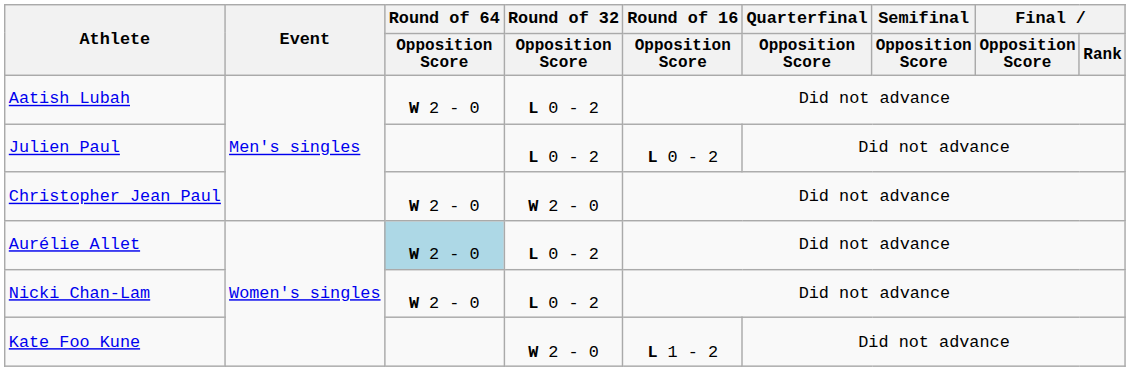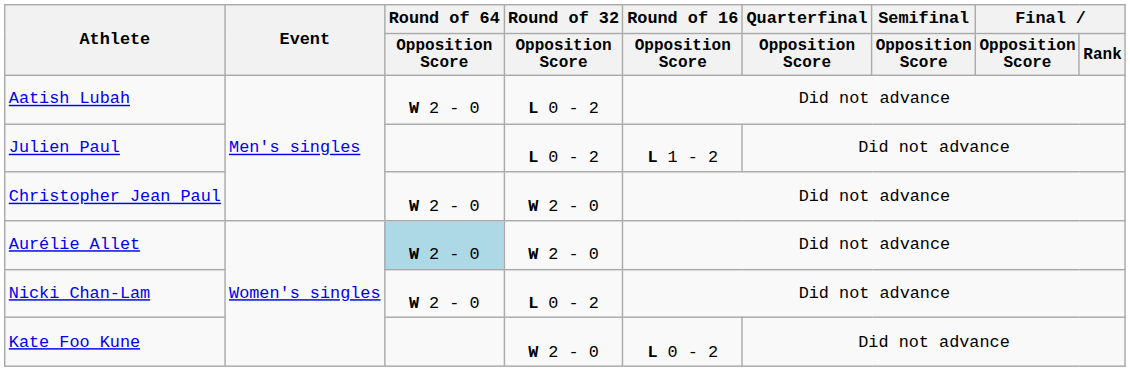(683, 158) L 0 - 2 -> (683, 158) L 1 - 2
(563, 255) L 0 - 2 -> (563, 255) W 2 - 0
(683, 352) L 1 - 2 -> (683, 352) L 0 - 2
